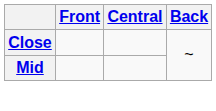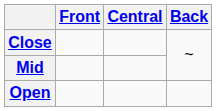+ row: (30, 93)
